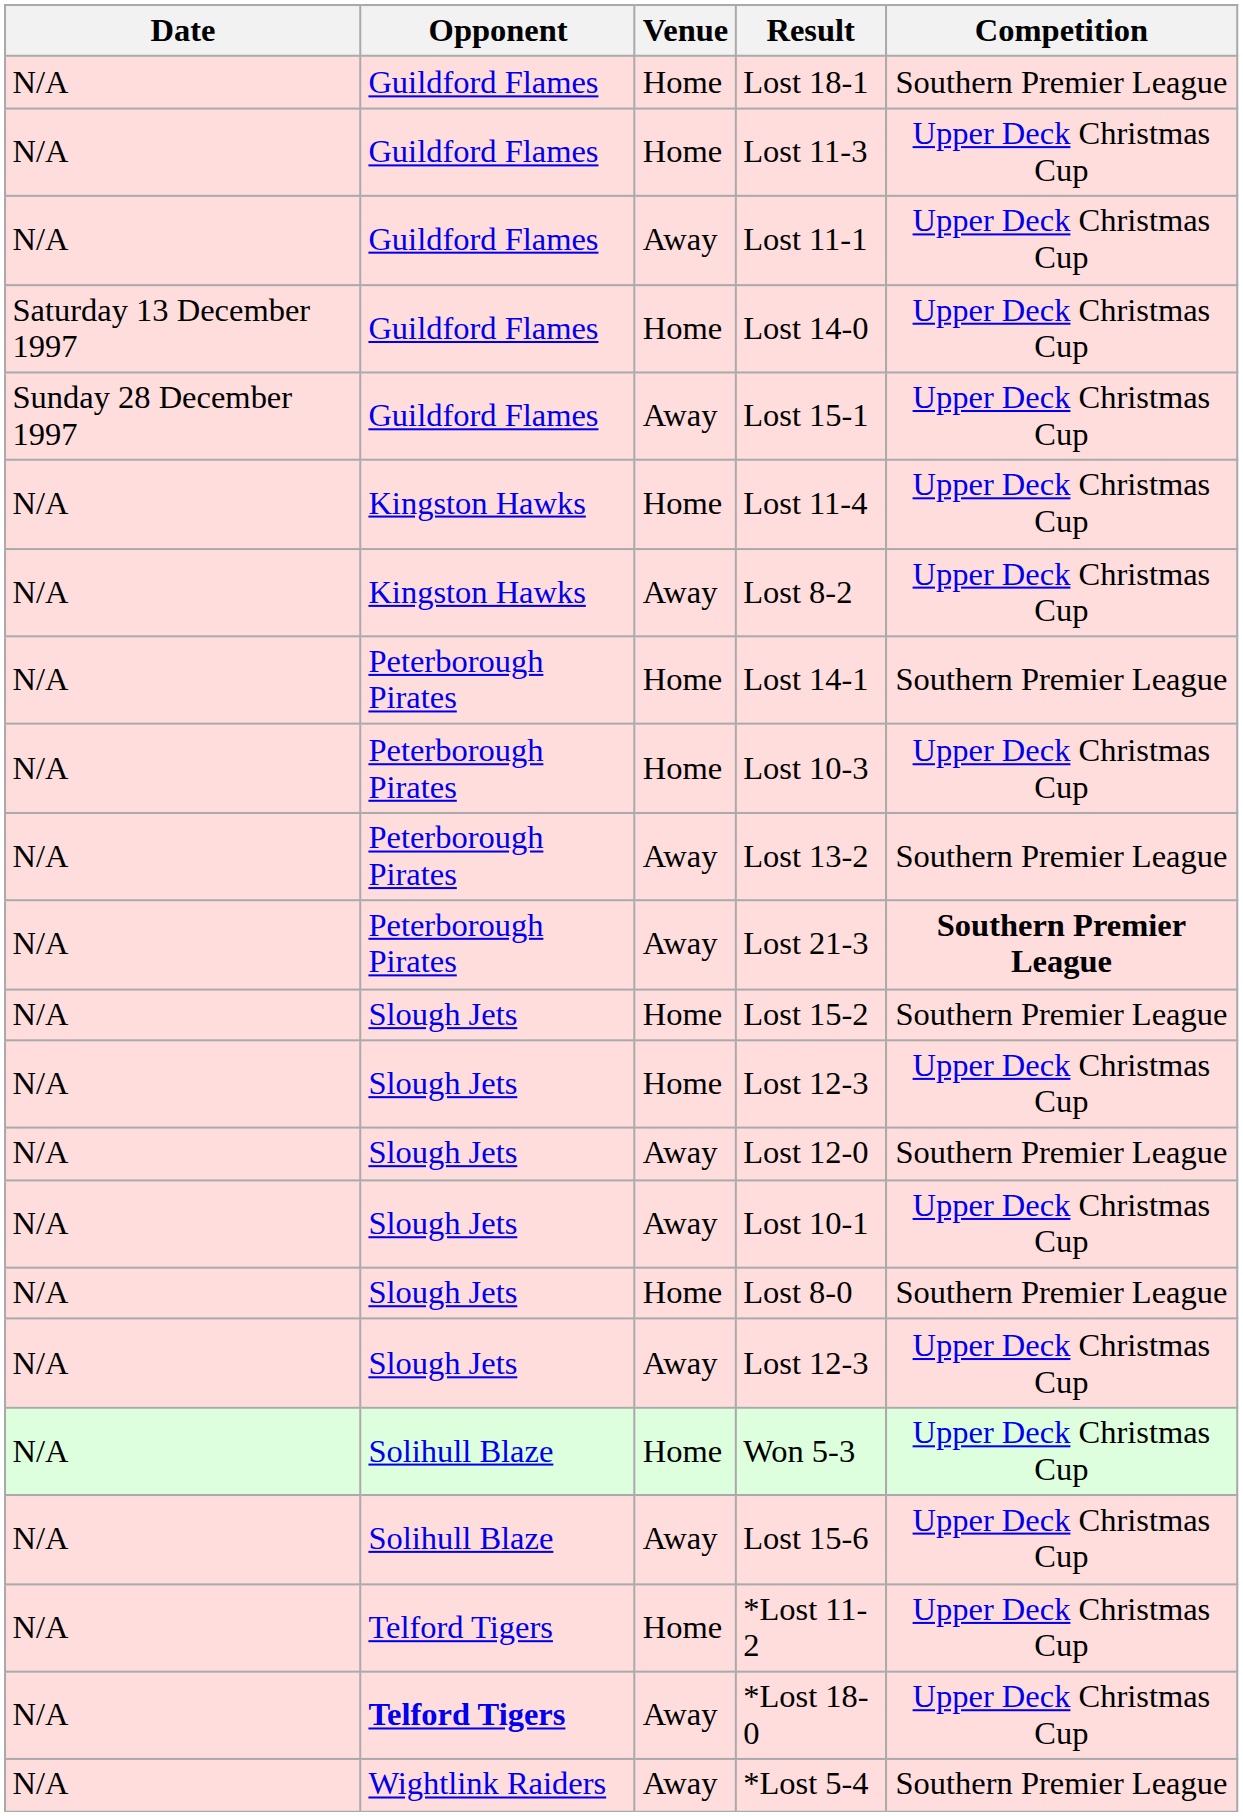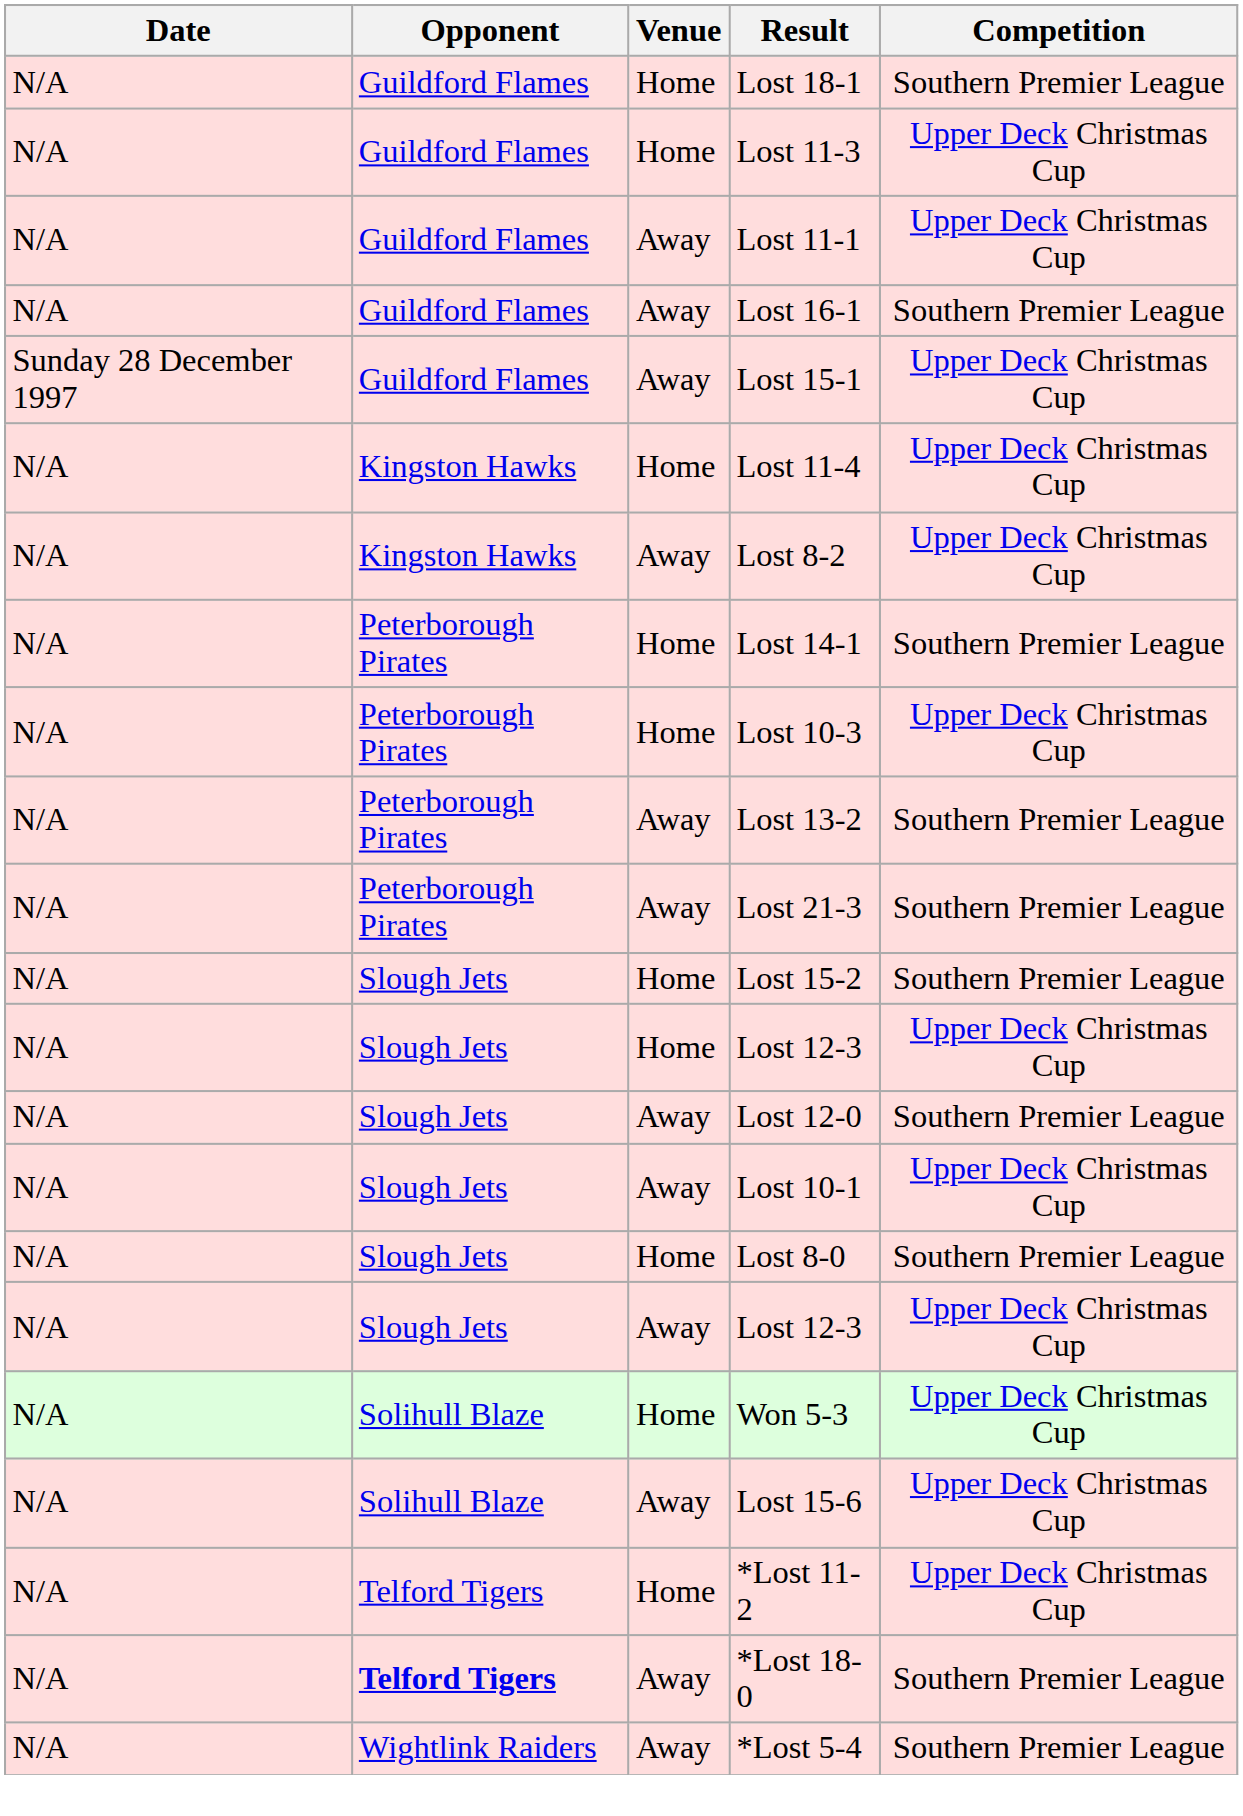+ row: (673, 309)
- row: (682, 327)
(1061, 944) bold -> (1059, 907) normal
(1061, 1714) Upper Deck Christmas Cup -> (1059, 1678) Southern Premier League
